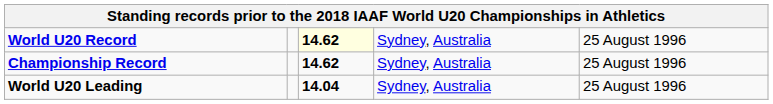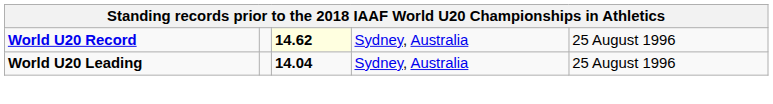- row: (87, 63)
